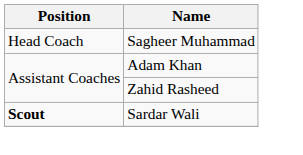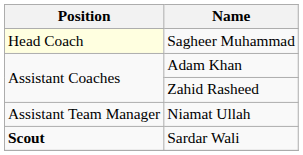(46, 41) no background -> (46, 41) lightyellow background
+ row: (209, 114)
